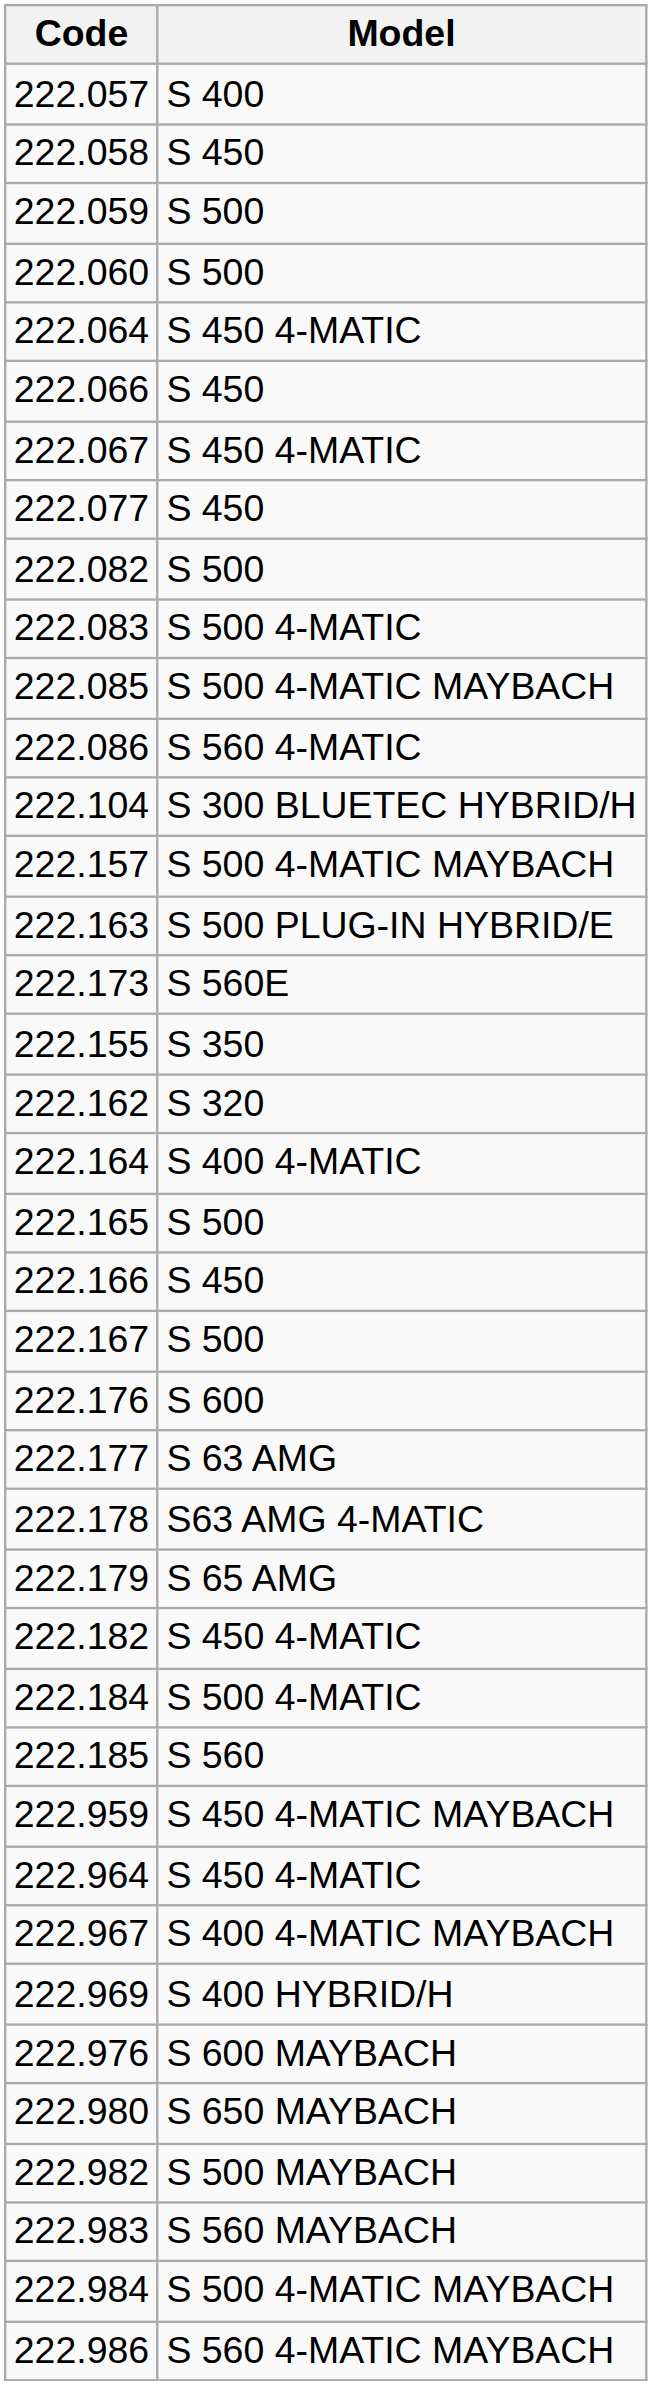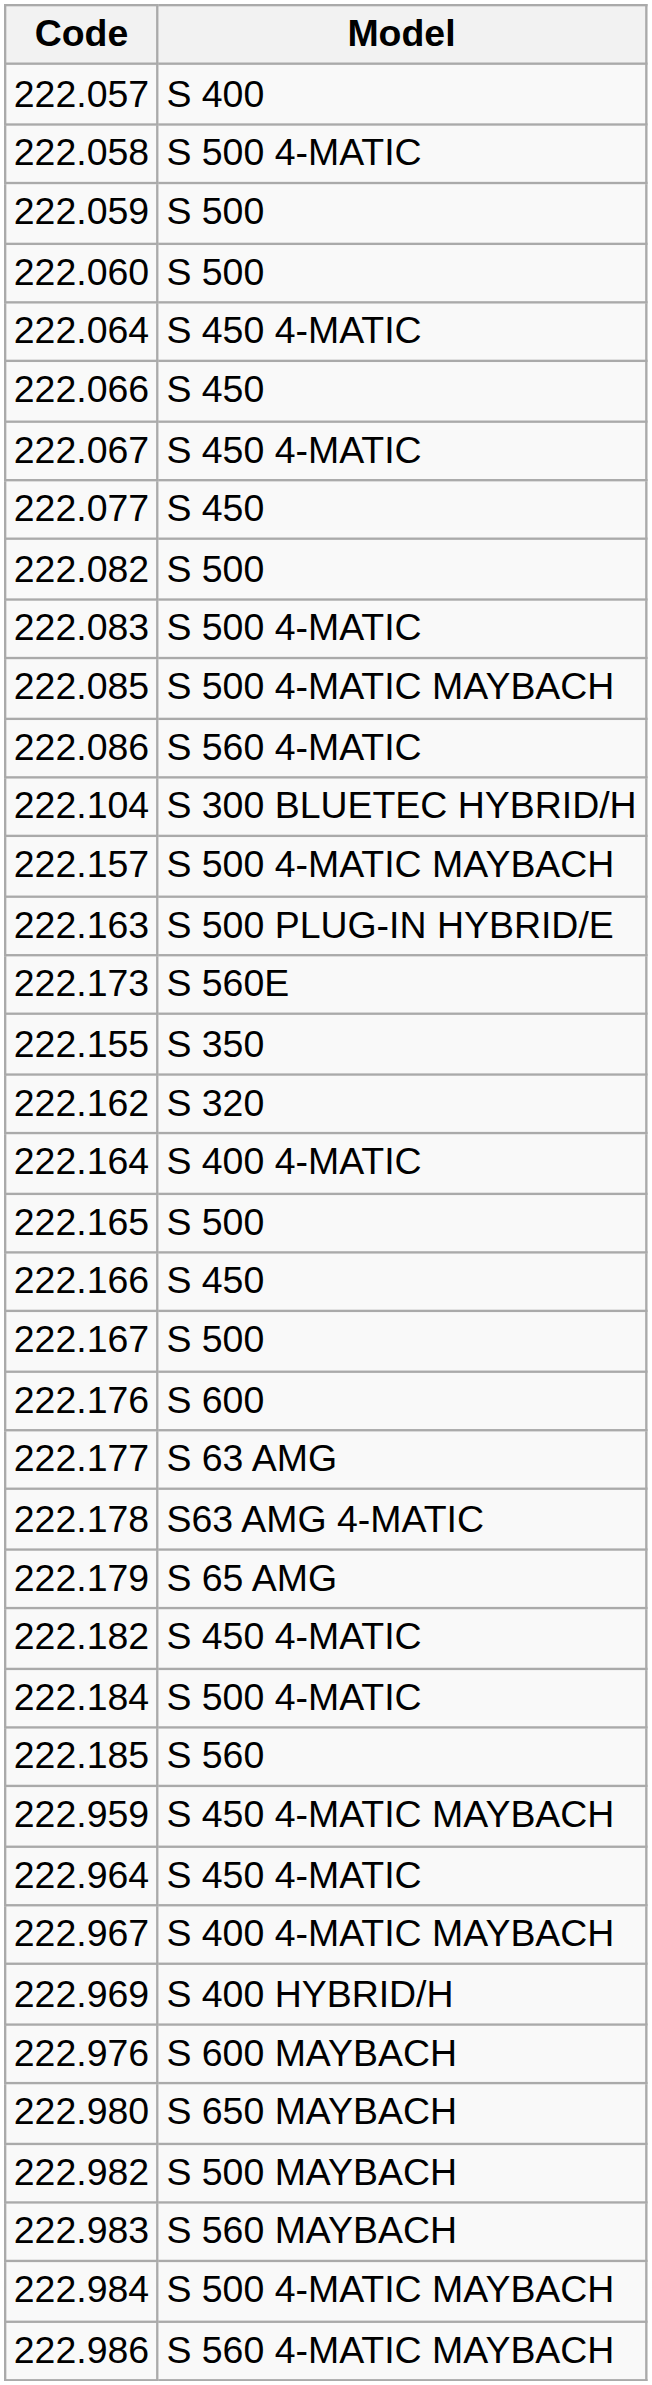(215, 152) S 450 -> (294, 152) S 500 4-MATIC
